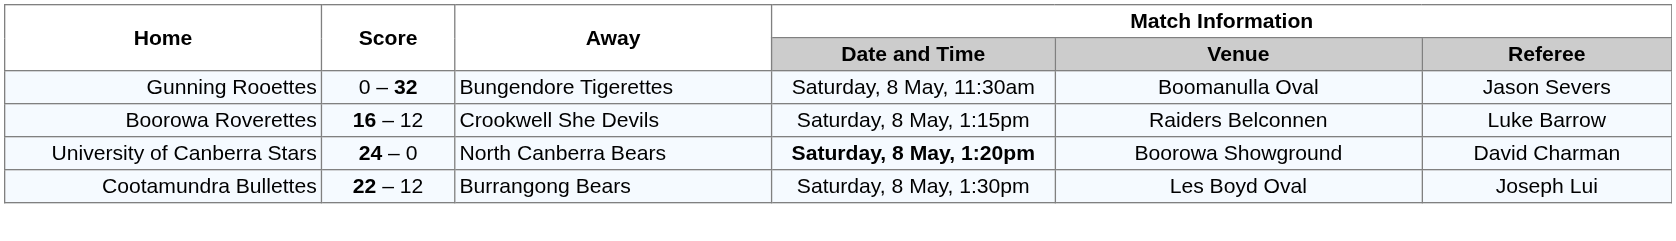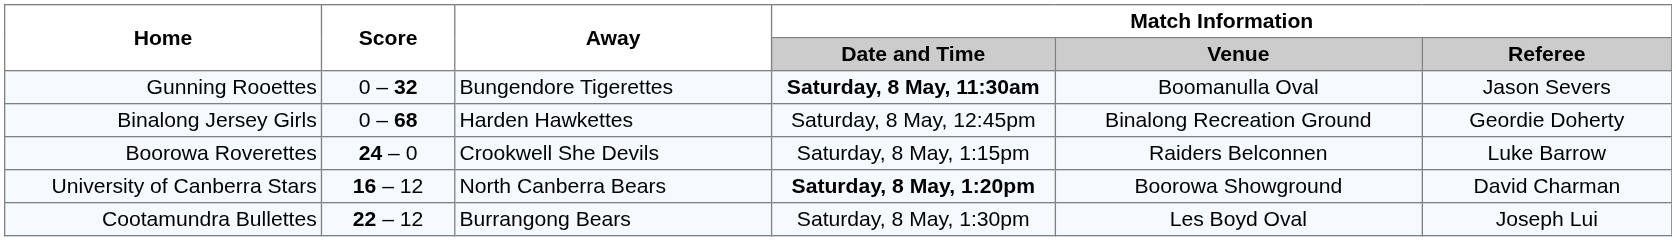(913, 87) normal -> (913, 87) bold
+ row: (217, 120)
(388, 120) 16 – 12 -> (388, 152) 24 – 0
(388, 152) 24 – 0 -> (388, 186) 16 – 12
